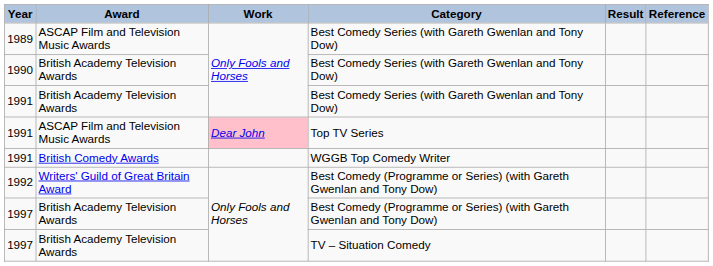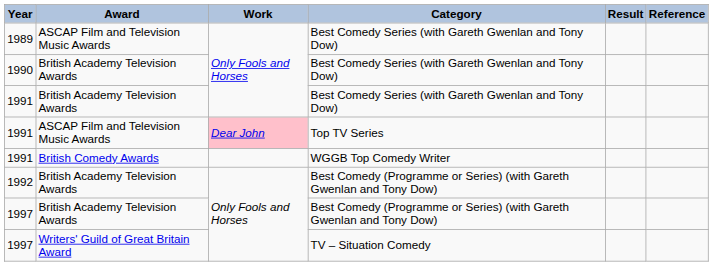(114, 183) Writers' Guild of Great Britain Award -> (107, 183) British Academy Television Awards
(107, 246) British Academy Television Awards -> (114, 246) Writers' Guild of Great Britain Award
